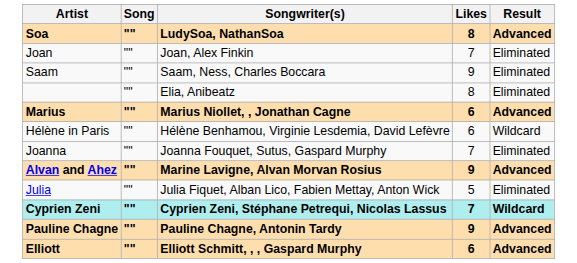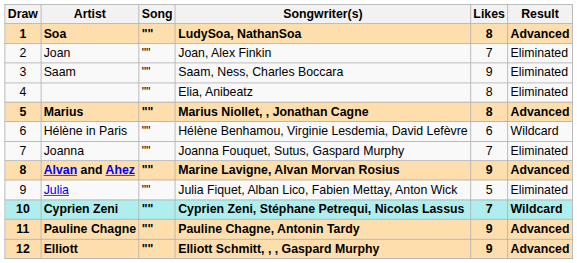+ column: (23, 14)
(471, 111) 6 -> (489, 111) 8
(471, 248) 6 -> (489, 248) 9
